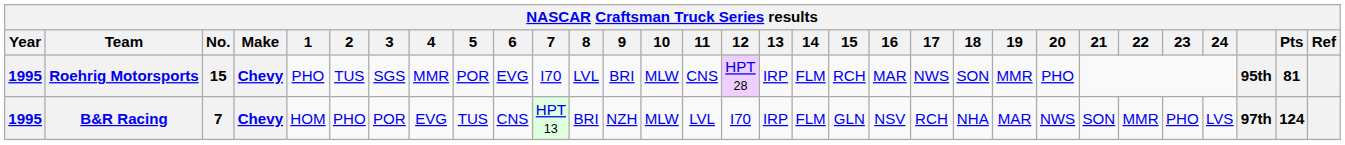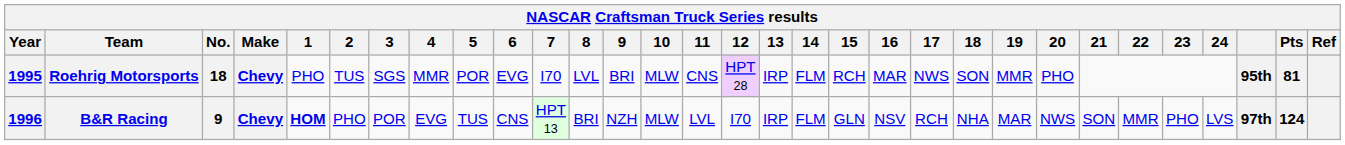(218, 76) 15 -> (218, 76) 18
(25, 118) 1995 -> (25, 118) 1996
(218, 118) 7 -> (218, 118) 9
(308, 118) normal -> (308, 118) bold
